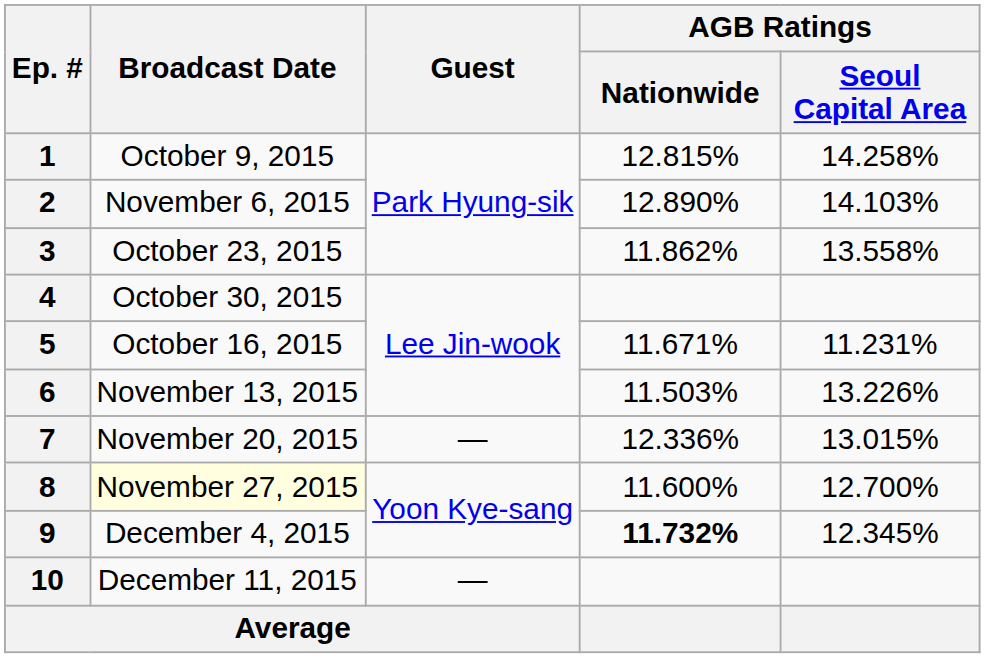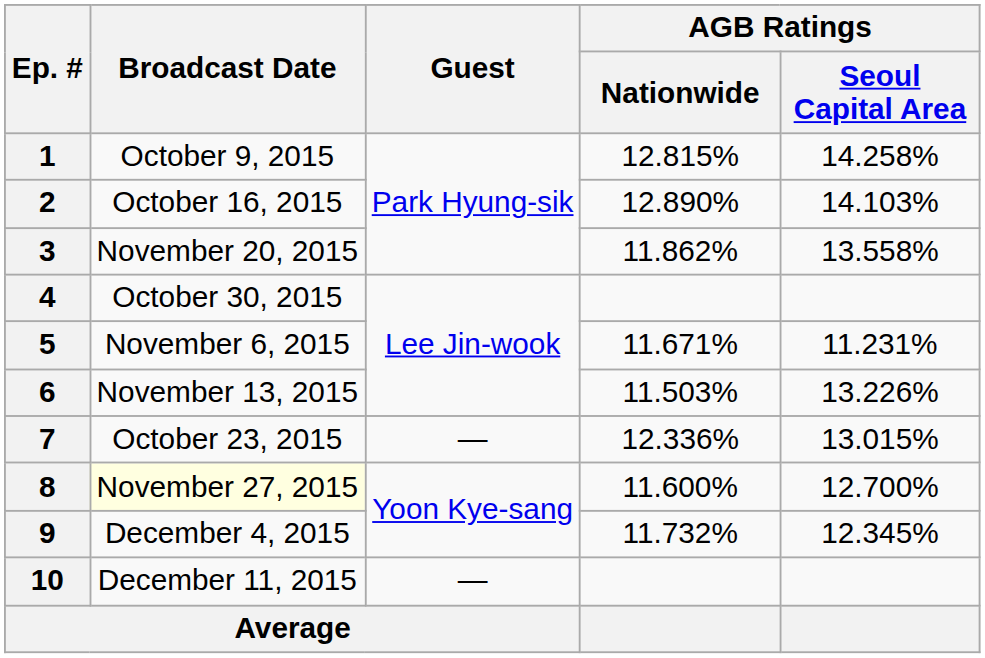(227, 203) November 6, 2015 -> (227, 203) October 16, 2015
(227, 250) October 23, 2015 -> (227, 250) November 20, 2015
(227, 344) October 16, 2015 -> (227, 344) November 6, 2015
(227, 439) November 20, 2015 -> (227, 439) October 23, 2015
(680, 533) bold -> (680, 533) normal
